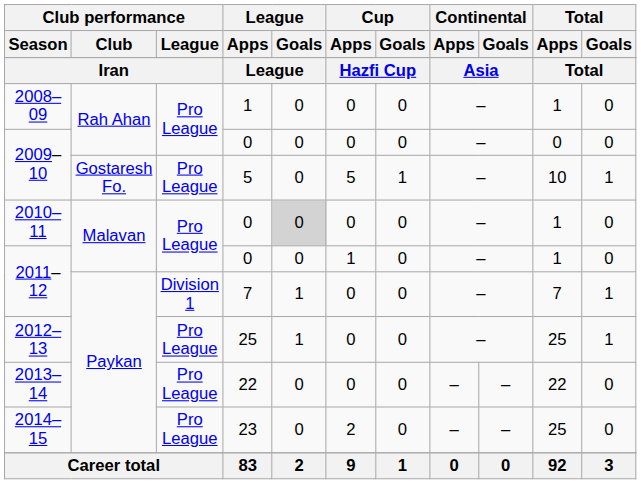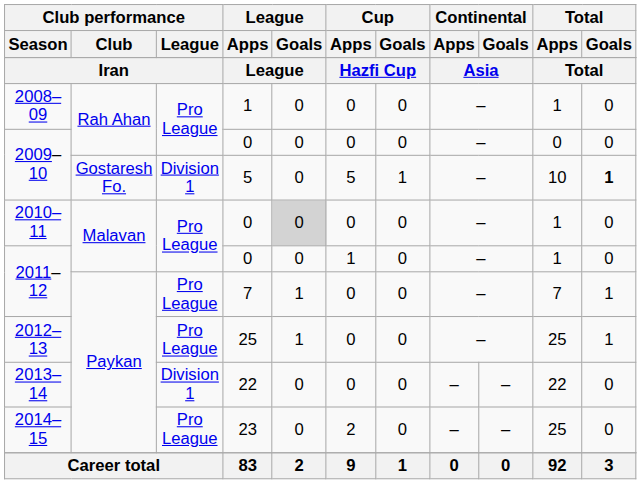(190, 177) Pro League -> (190, 177) Division 1
(609, 177) normal -> (609, 177) bold
(190, 294) Division 1 -> (190, 294) Pro League
(190, 384) Pro League -> (190, 384) Division 1
